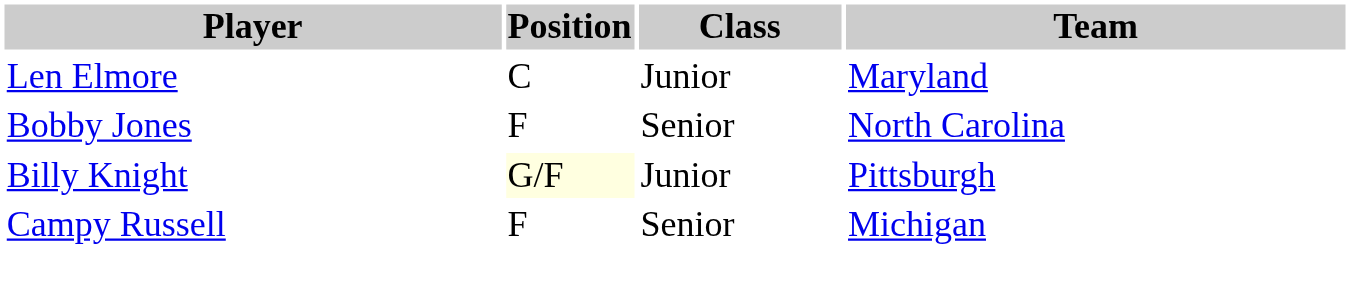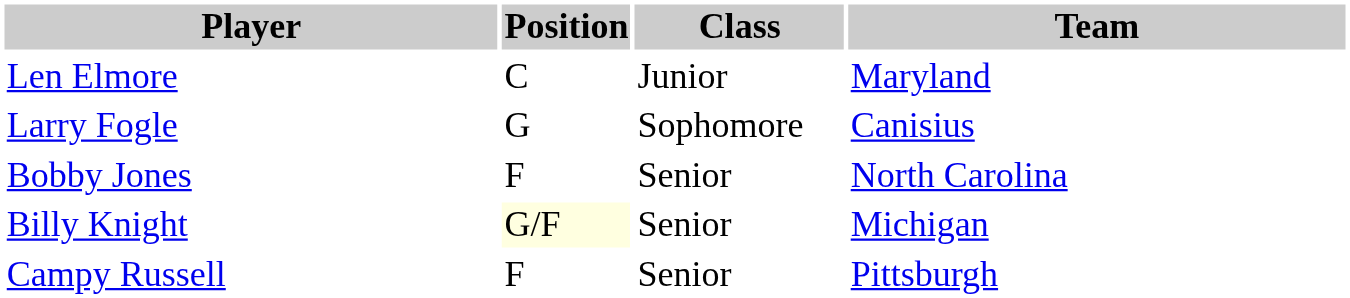+ row: (92, 125)
(686, 174) Junior -> (685, 224) Senior
(922, 174) Pittsburgh -> (920, 224) Michigan
(917, 224) Michigan -> (924, 273) Pittsburgh
